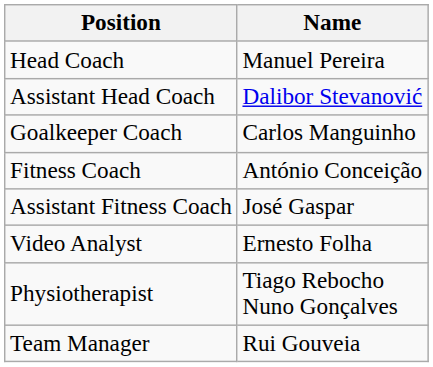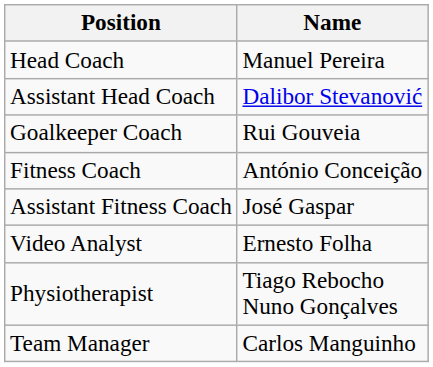(329, 133) Carlos Manguinho -> (301, 133) Rui Gouveia
(301, 343) Rui Gouveia -> (329, 343) Carlos Manguinho
